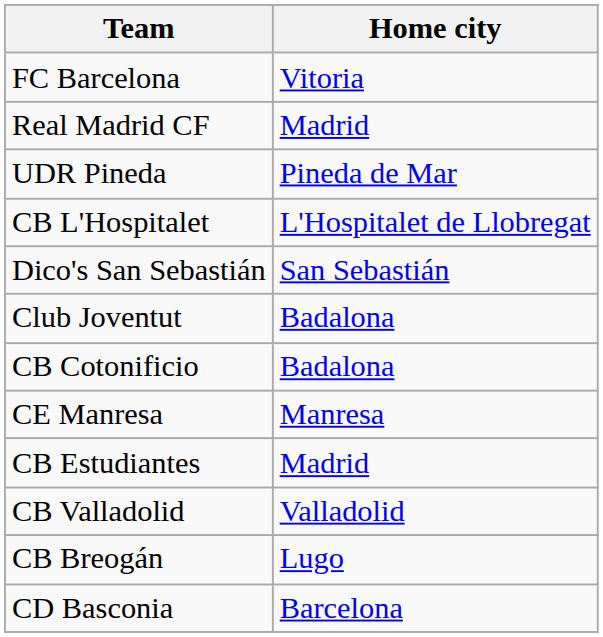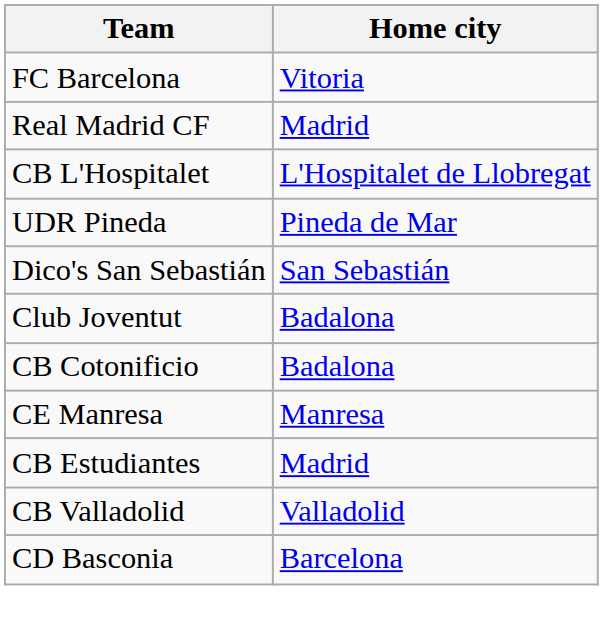rows swapped: (111, 221) <-> (89, 173)
- row: (88, 558)
